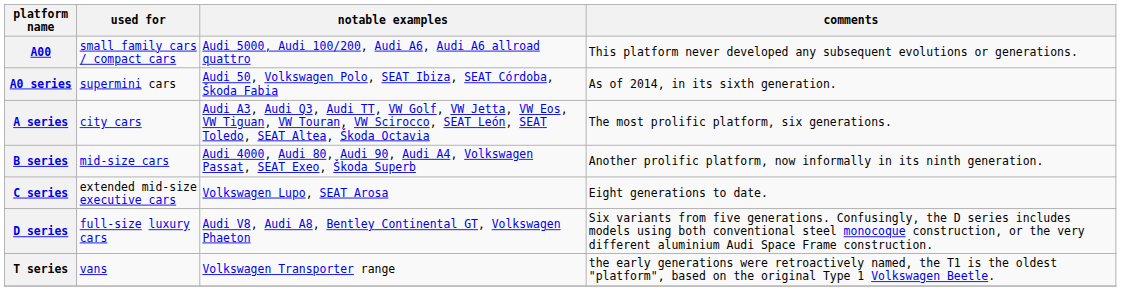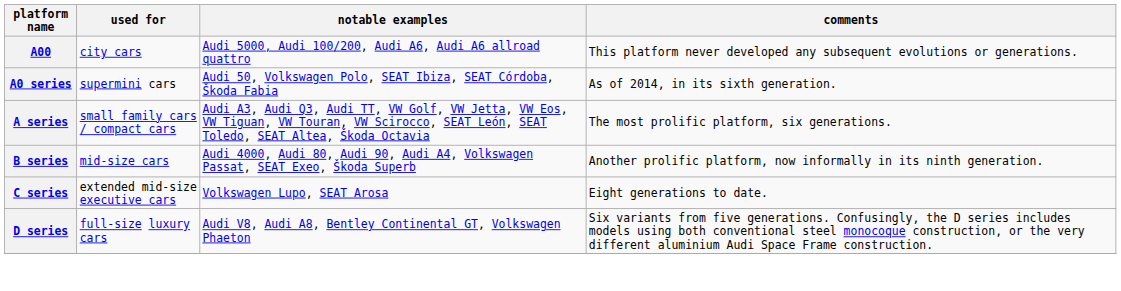(138, 52) small family cars / compact cars -> (111, 52) city cars
(111, 122) city cars -> (138, 122) small family cars / compact cars
- row: (41, 270)
